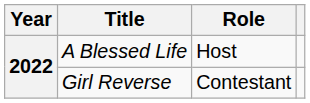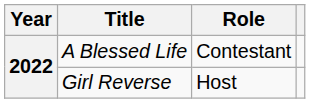(216, 51) Host -> (244, 51) Contestant
(244, 82) Contestant -> (216, 82) Host
